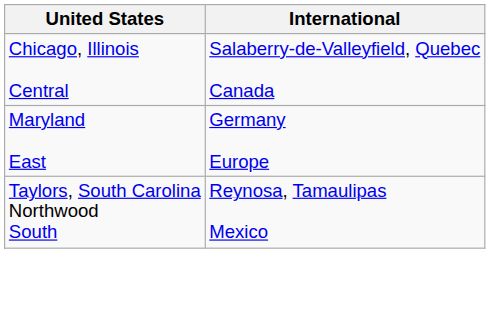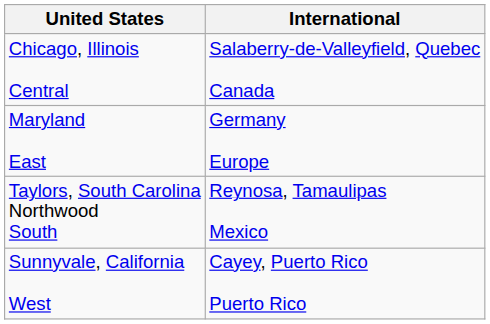+ row: (97, 283)
